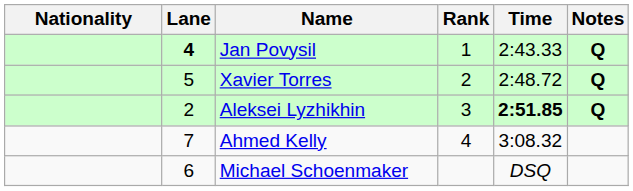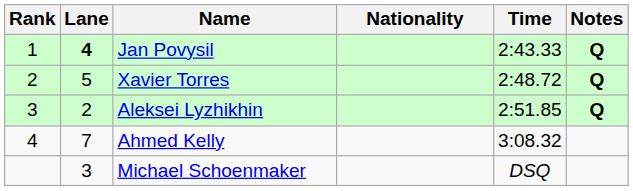columns swapped: (466, 19) <-> (83, 19)
(530, 110) bold -> (530, 110) normal
(189, 170) 6 -> (87, 170) 3
